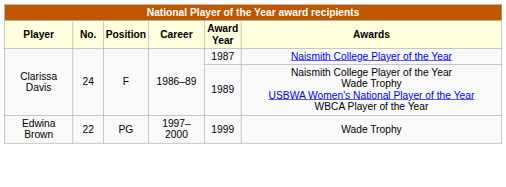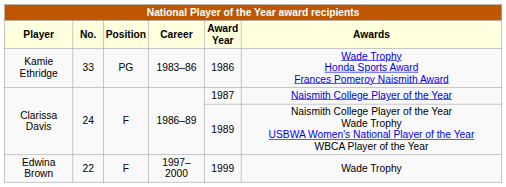+ row: (39, 68)
(126, 129) PG -> (126, 168) F
